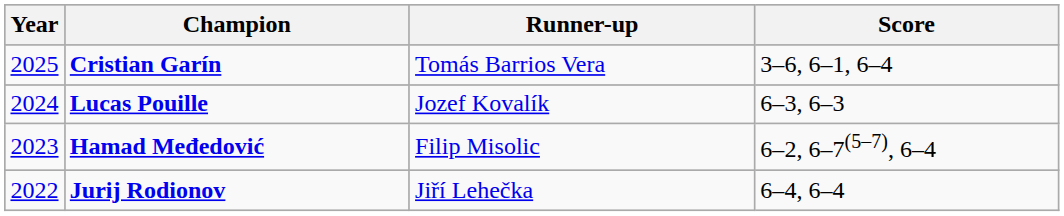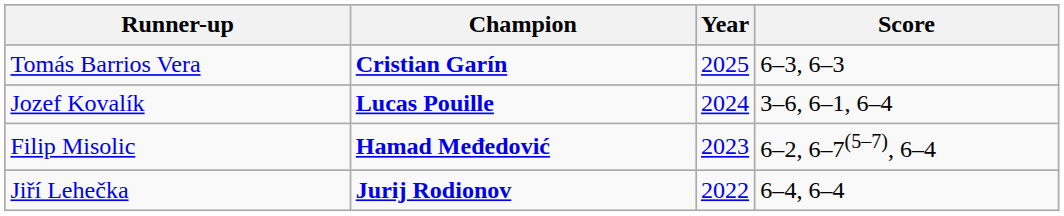columns swapped: (35, 24) <-> (582, 24)
(826, 64) 3–6, 6–1, 6–4 -> (802, 64) 6–3, 6–3
(802, 104) 6–3, 6–3 -> (826, 104) 3–6, 6–1, 6–4
